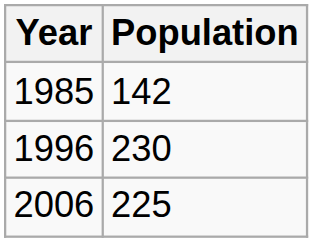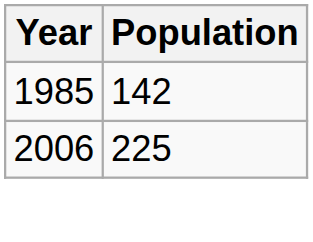- row: (54, 148)
